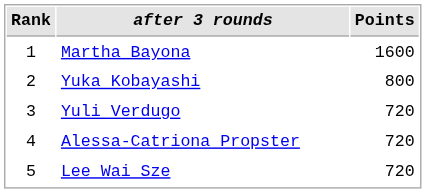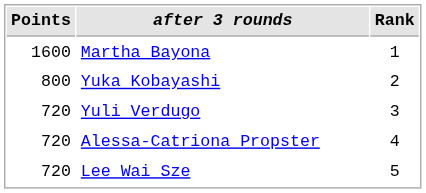columns swapped: (31, 21) <-> (385, 21)
